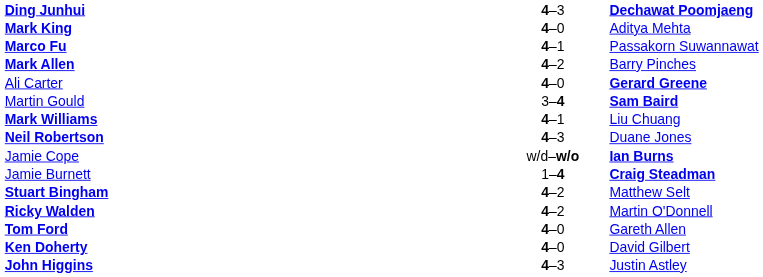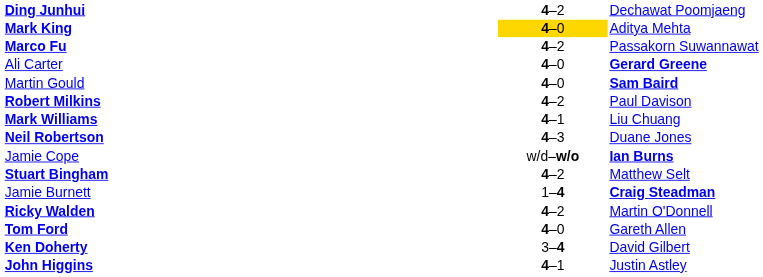(553, 10) 4–3 -> (553, 10) 4–2
(681, 10) bold -> (677, 10) normal
(553, 28) no background -> (553, 28) gold background
(553, 46) 4–1 -> (553, 46) 4–2
- row: (40, 65)
(553, 101) 3–4 -> (553, 83) 4–0
+ row: (53, 101)
rows swapped: (48, 174) <-> (57, 192)
(553, 247) 4–0 -> (553, 247) 3–4
(553, 266) 4–3 -> (553, 266) 4–1
